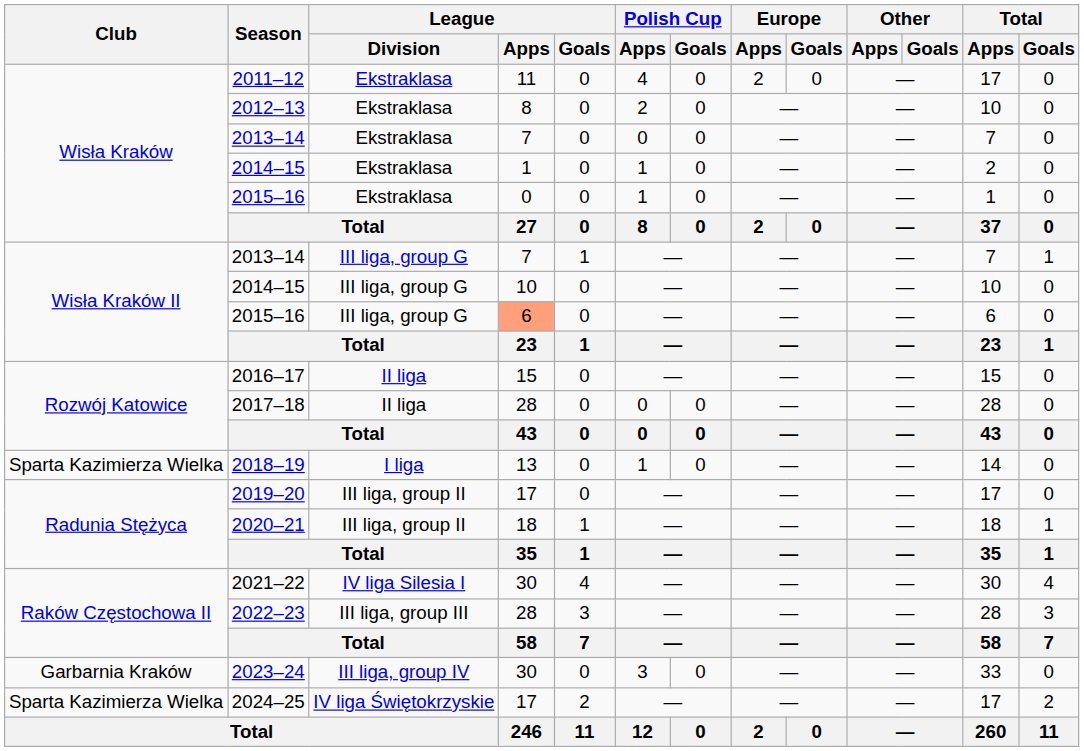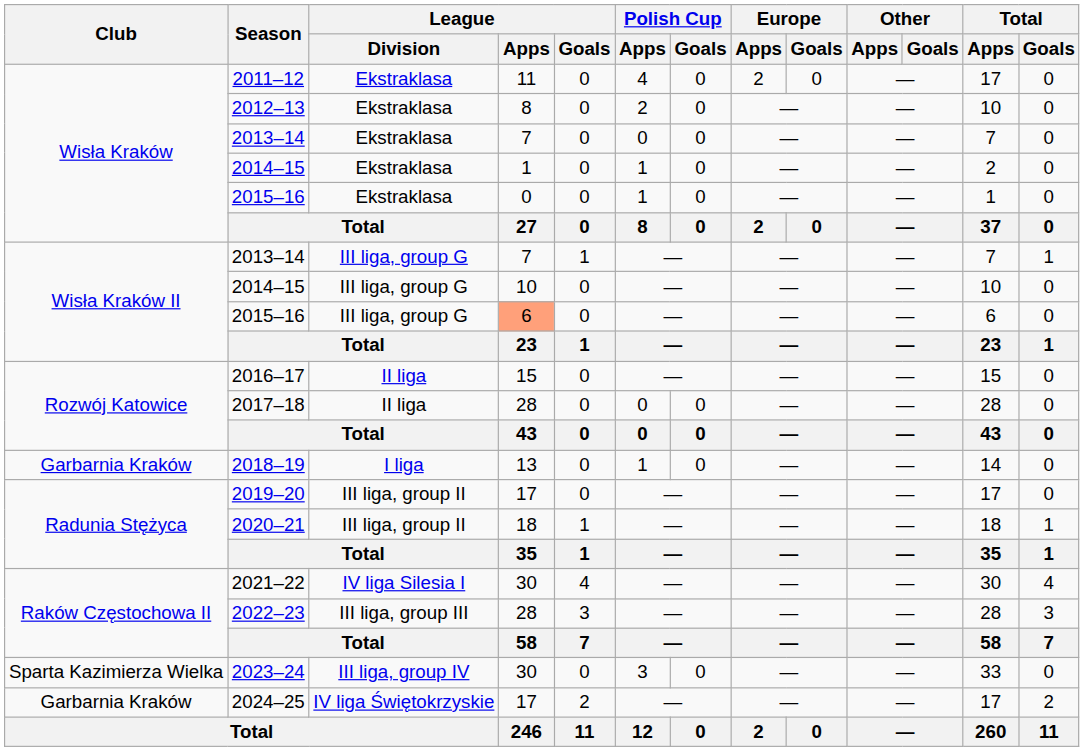(116, 464) Sparta Kazimierza Wielka -> (116, 464) Garbarnia Kraków
(116, 672) Garbarnia Kraków -> (116, 672) Sparta Kazimierza Wielka
(116, 702) Sparta Kazimierza Wielka -> (116, 702) Garbarnia Kraków
